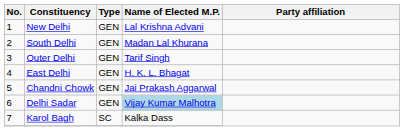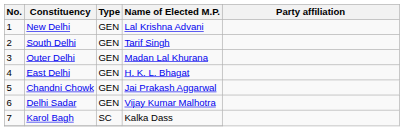(166, 42) Madan Lal Khurana -> (147, 42) Tarif Singh
(147, 58) Tarif Singh -> (166, 58) Madan Lal Khurana
(170, 103) lightblue background -> (170, 103) no background
